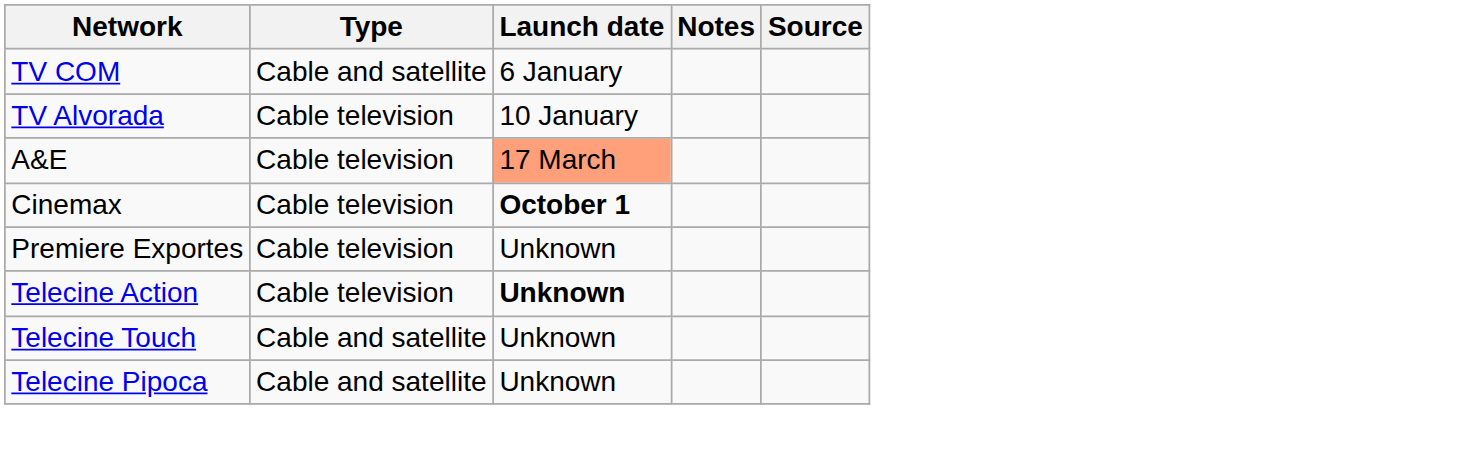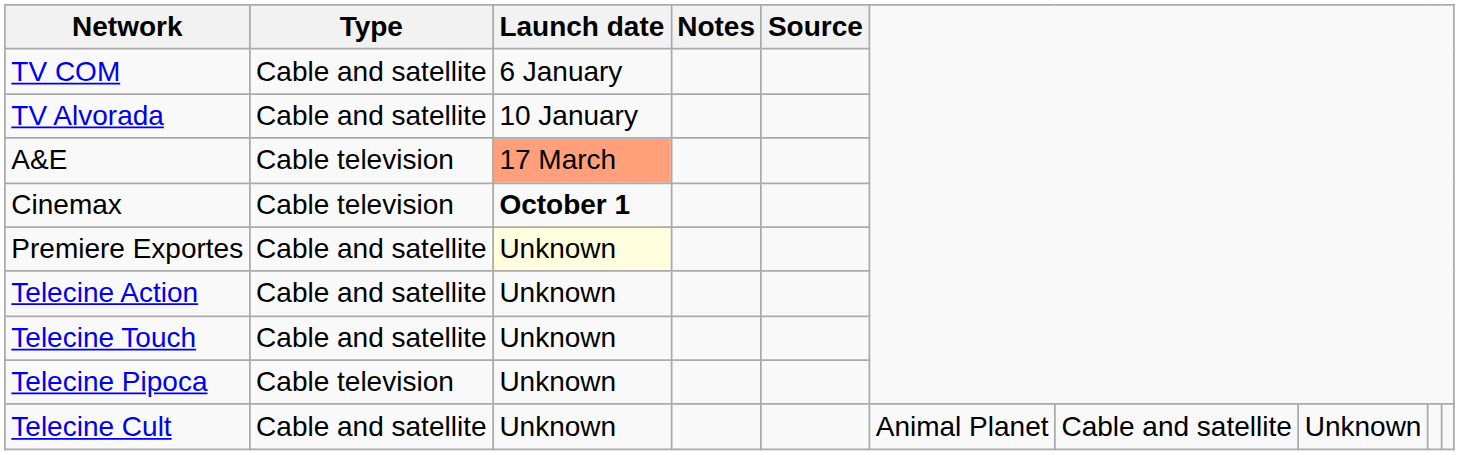(355, 115) Cable television -> (371, 115) Cable and satellite
(355, 248) Cable television -> (371, 248) Cable and satellite
(558, 248) no background -> (558, 248) lightyellow background
(355, 293) Cable television -> (371, 293) Cable and satellite
(562, 293) bold -> (558, 293) normal
(371, 381) Cable and satellite -> (355, 381) Cable television
+ row: (91, 426)
